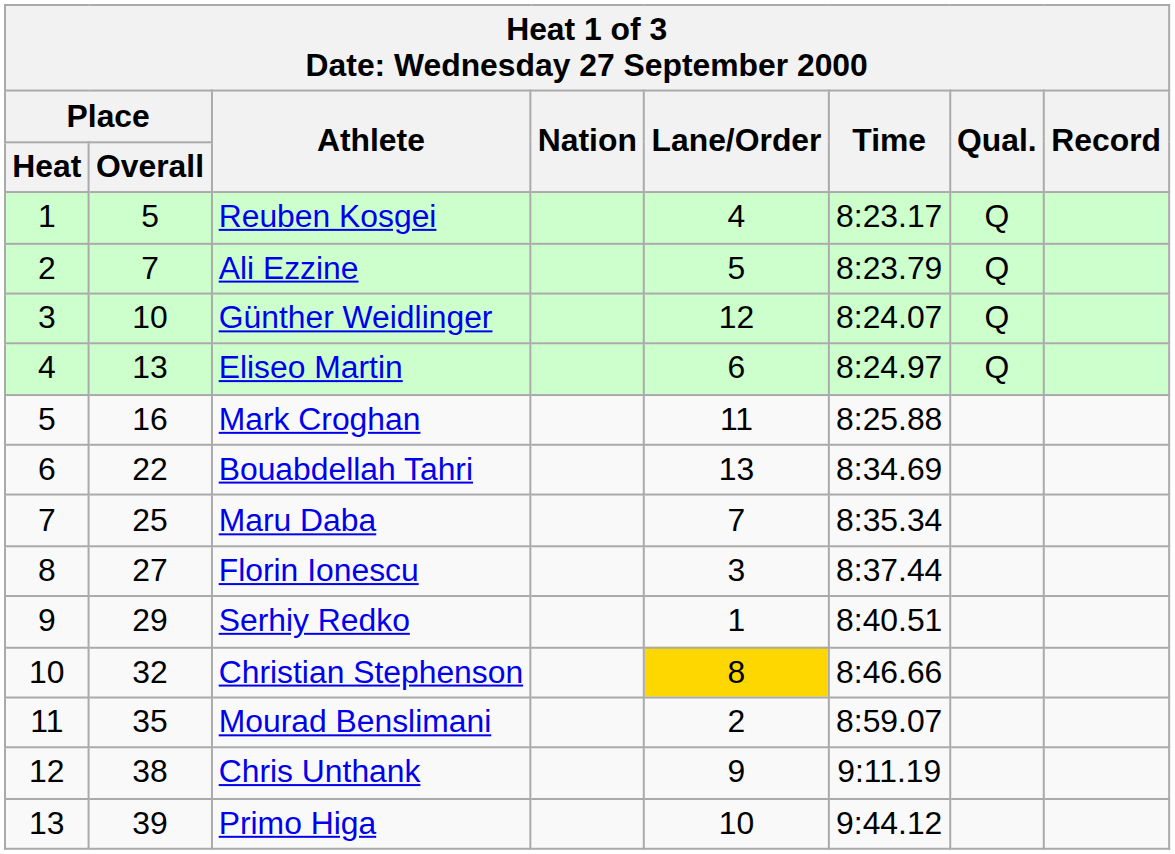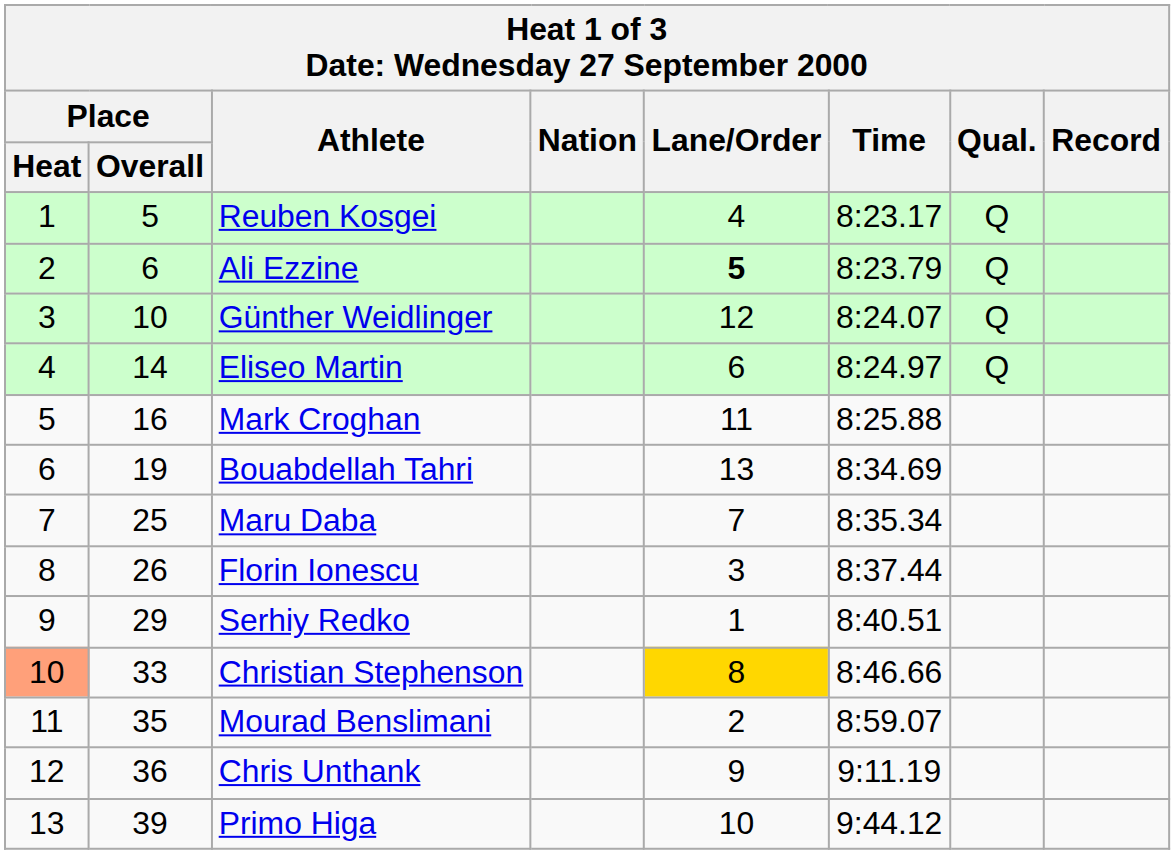(150, 267) 7 -> (150, 267) 6
(736, 267) normal -> (736, 267) bold
(150, 368) 13 -> (150, 368) 14
(150, 469) 22 -> (150, 469) 19
(150, 570) 27 -> (150, 570) 26
(47, 671) no background -> (47, 671) lightsalmon background
(150, 671) 32 -> (150, 671) 33
(150, 772) 38 -> (150, 772) 36
